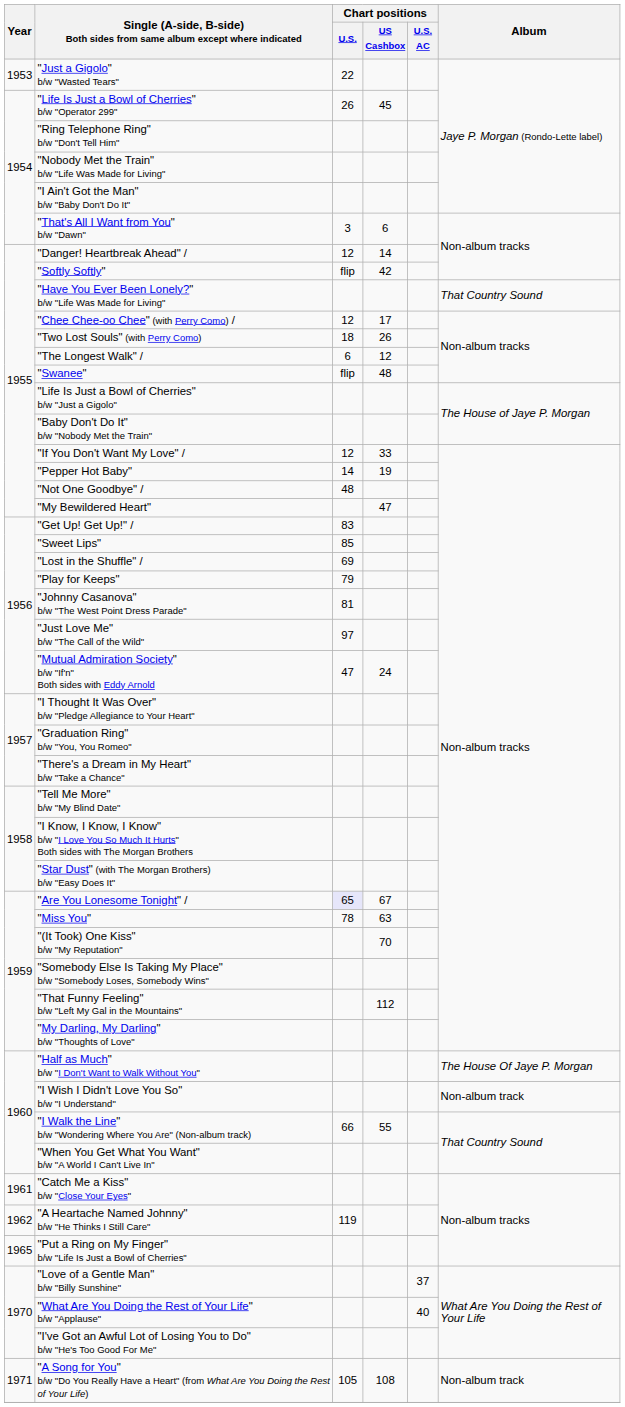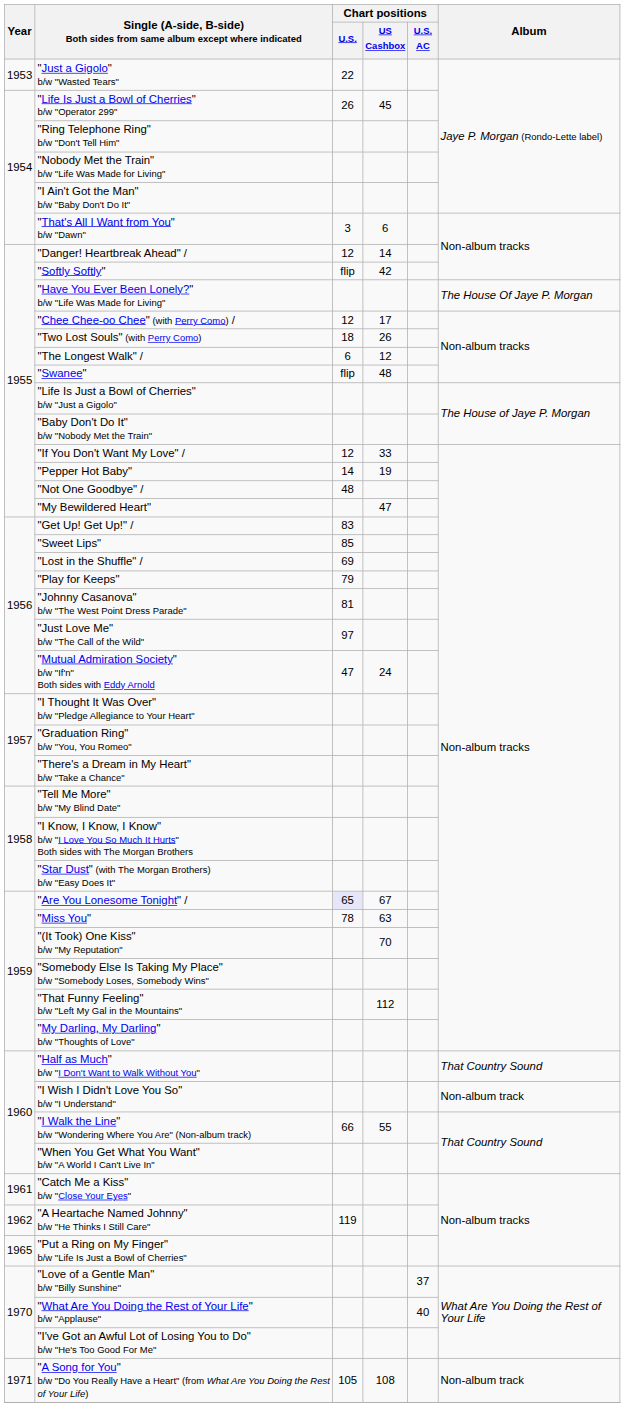(491, 295) That Country Sound -> (517, 295) The House Of Jaye P. Morgan
(517, 1066) The House Of Jaye P. Morgan -> (491, 1066) That Country Sound
